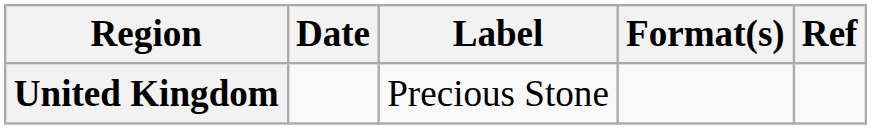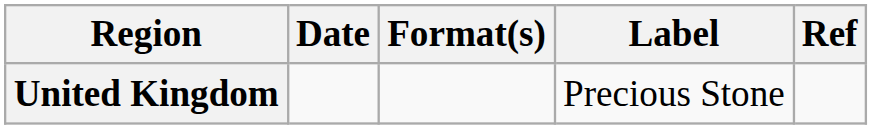columns swapped: (705, 33) <-> (498, 33)
